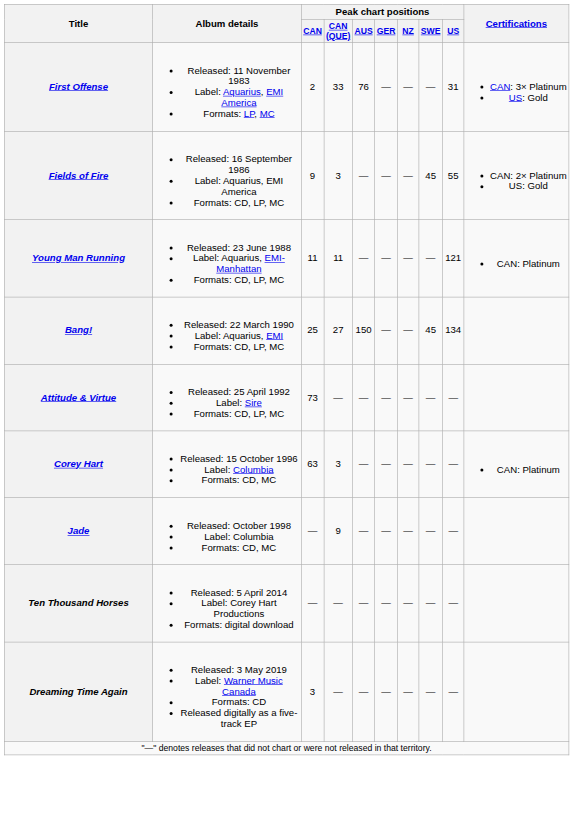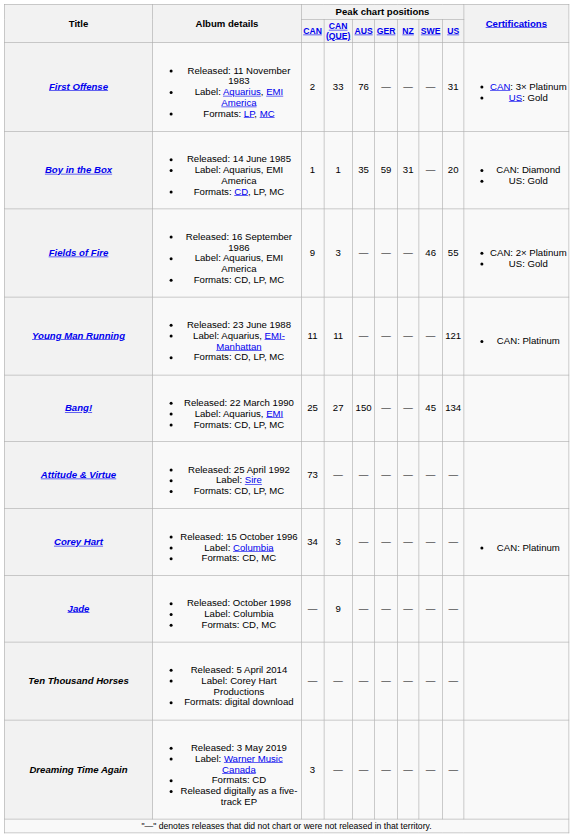+ row: (79, 170)
(431, 175) 45 -> (431, 253) 46
(313, 464) 63 -> (313, 542) 34
